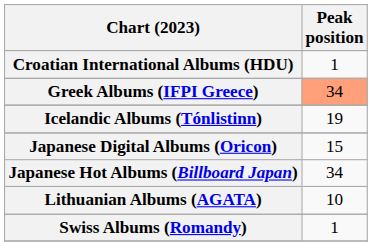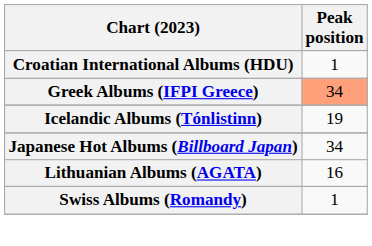- row: (153, 145)
(335, 200) 10 -> (335, 173) 16
